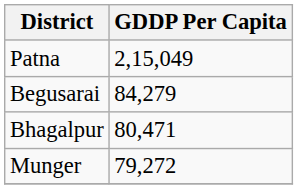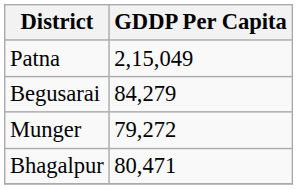rows swapped: (57, 129) <-> (46, 165)
